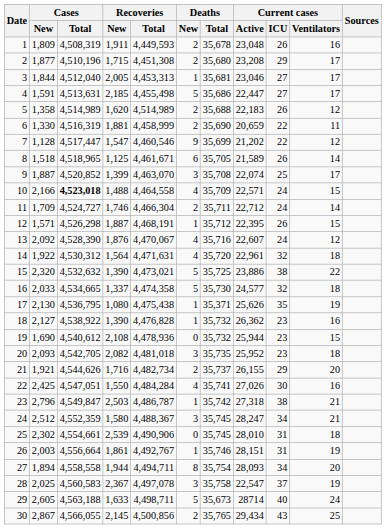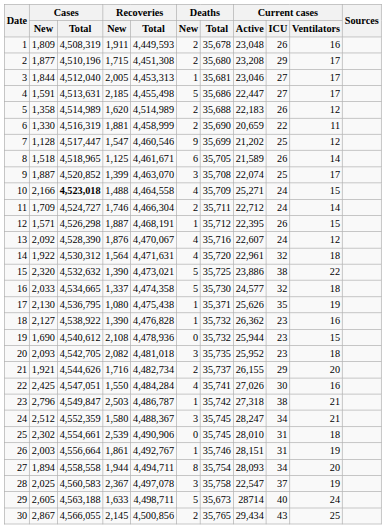(282, 142) 22 -> (282, 142) 25
(250, 191) 22,571 -> (250, 191) 25,271
